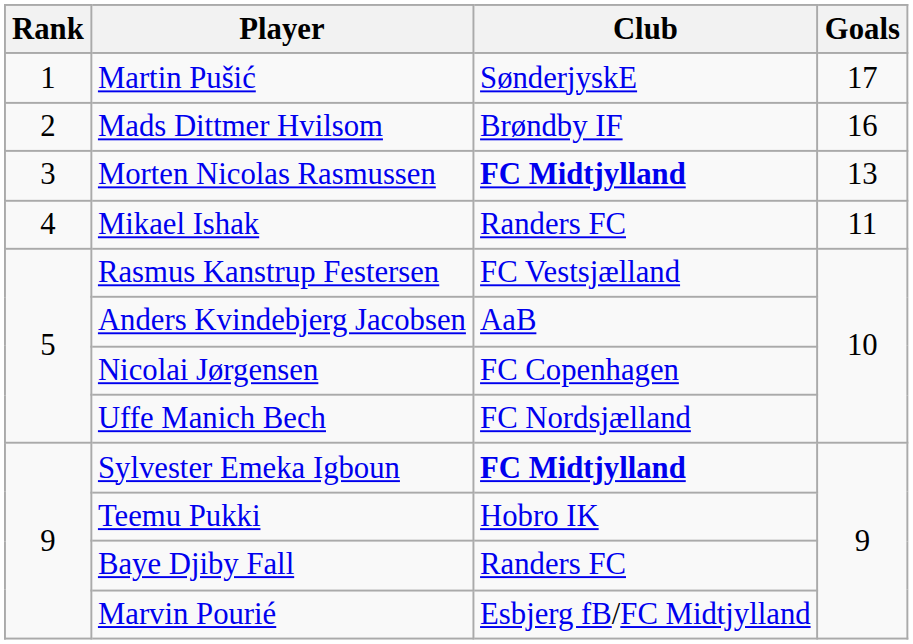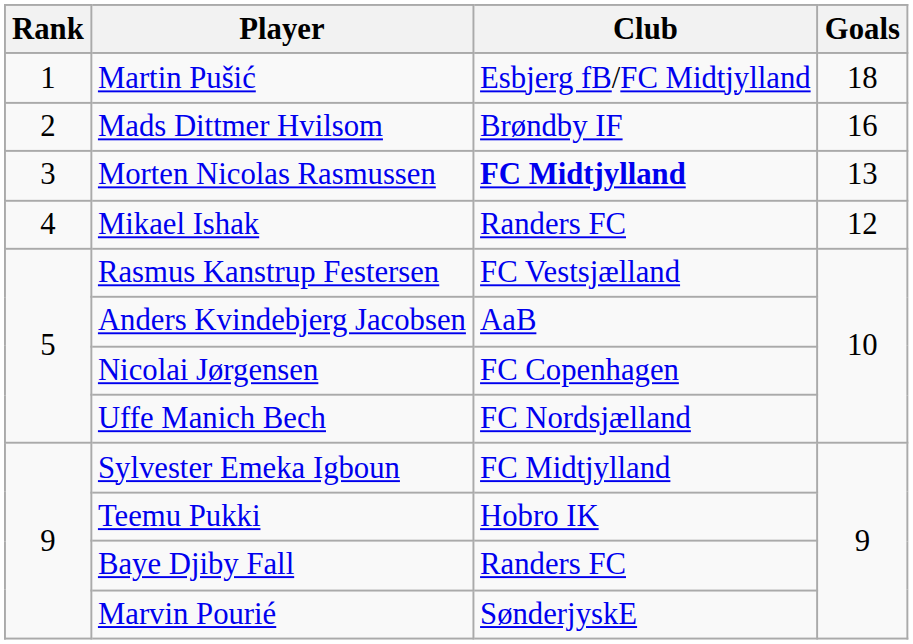(559, 77) SønderjyskE -> (645, 77) Esbjerg fB/FC Midtjylland
(862, 77) 17 -> (862, 77) 18
(862, 223) 11 -> (862, 223) 12
(583, 467) bold -> (575, 467) normal
(645, 613) Esbjerg fB/FC Midtjylland -> (559, 613) SønderjyskE
